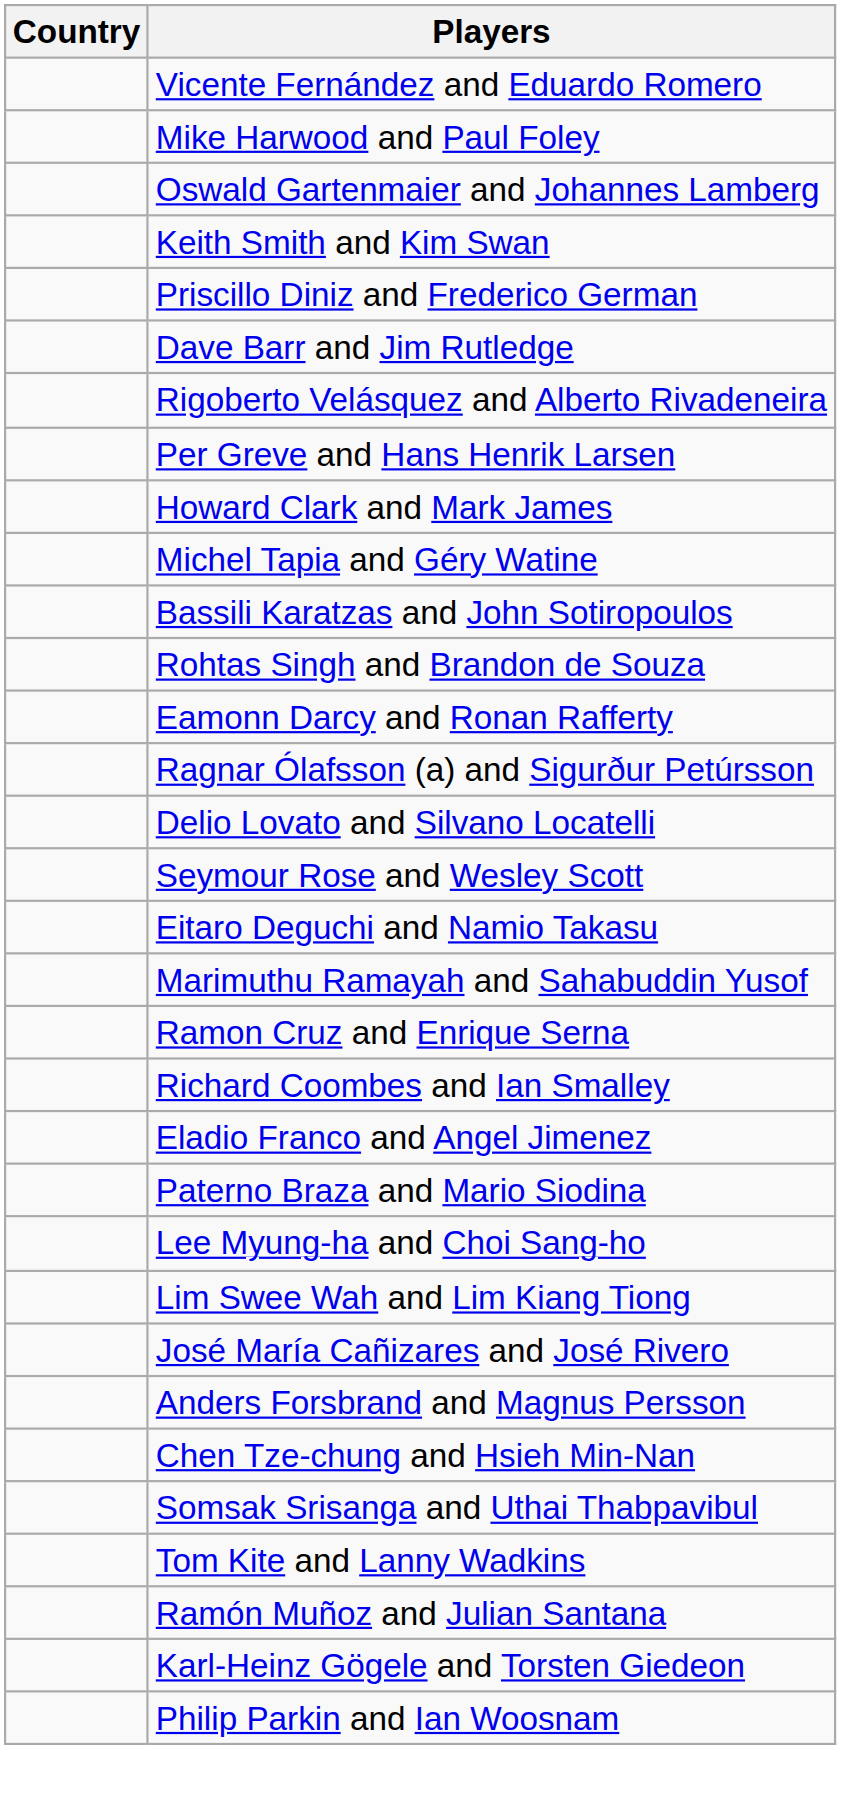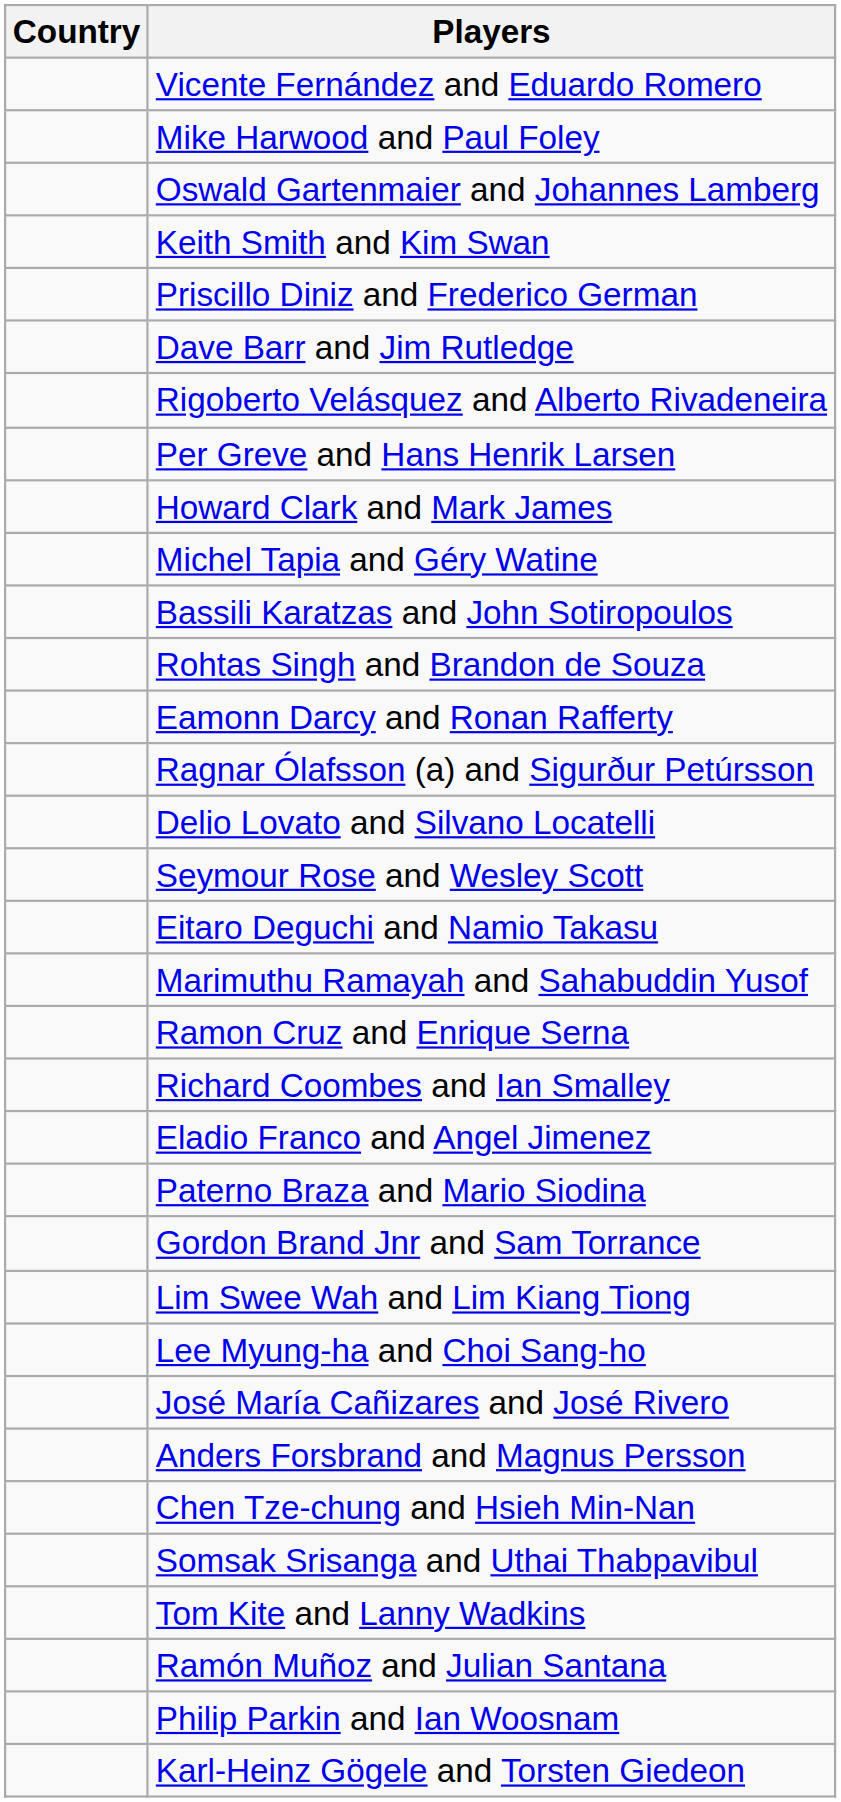+ row: (428, 1244)
rows swapped: (423, 1296) <-> (401, 1244)
rows swapped: (388, 1718) <-> (450, 1665)
